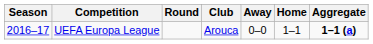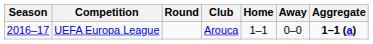columns swapped: (292, 13) <-> (258, 13)
